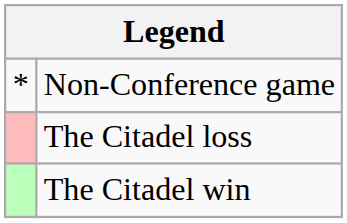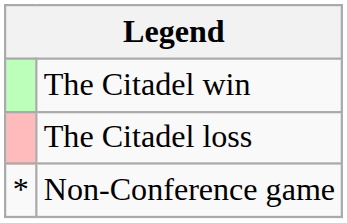rows swapped: (147, 190) <-> (189, 84)
